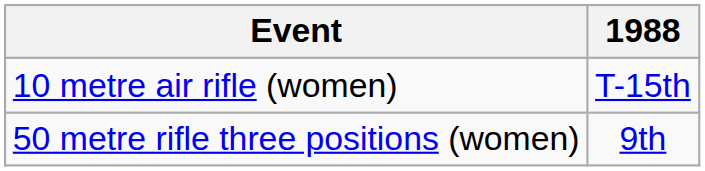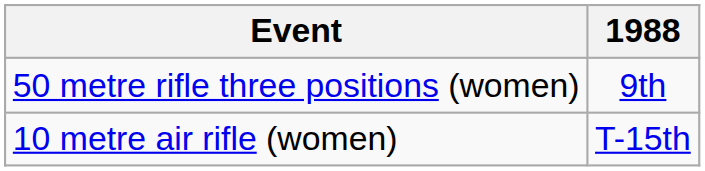rows swapped: (296, 138) <-> (205, 84)
